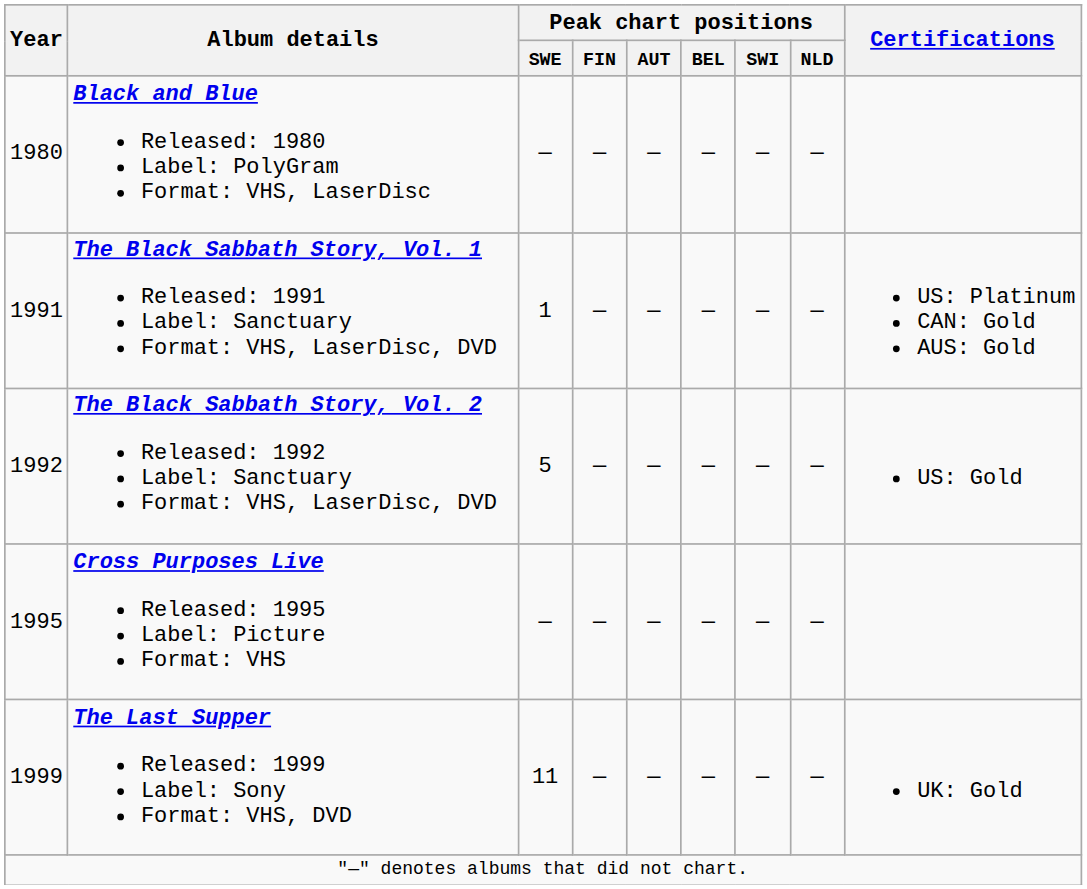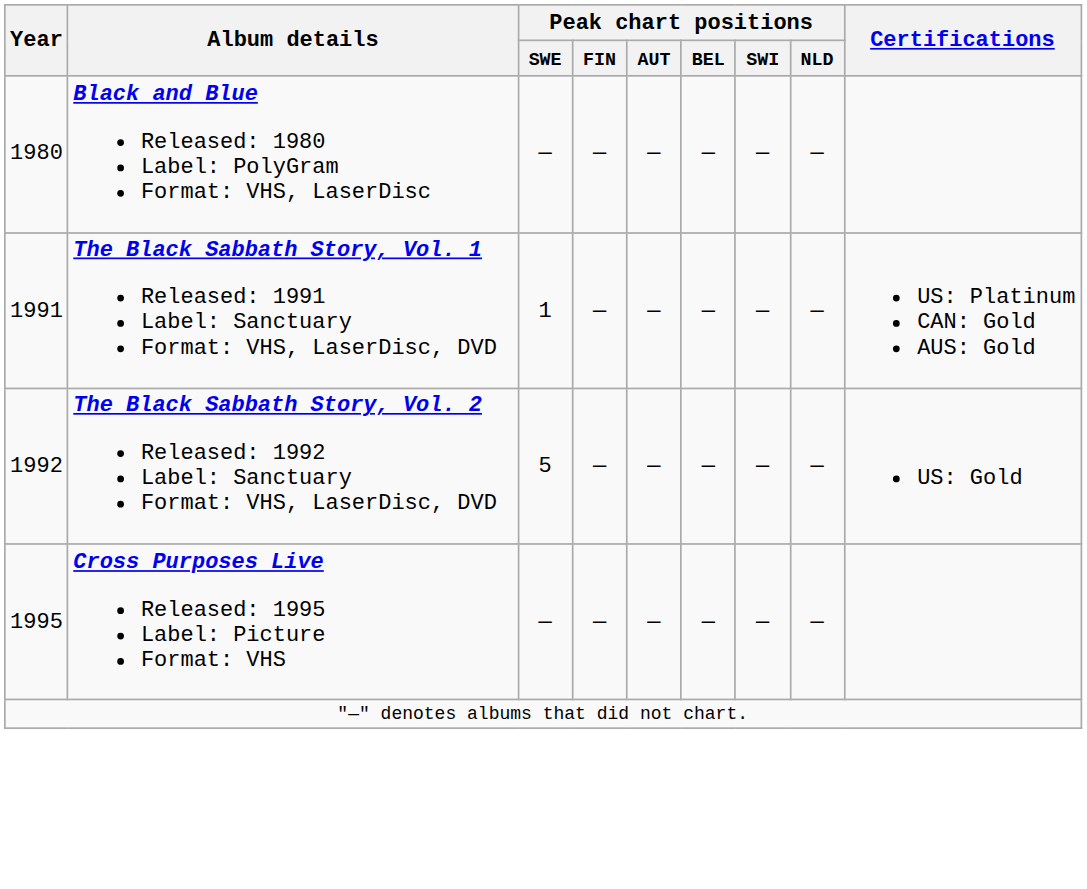- row: (293, 767)
